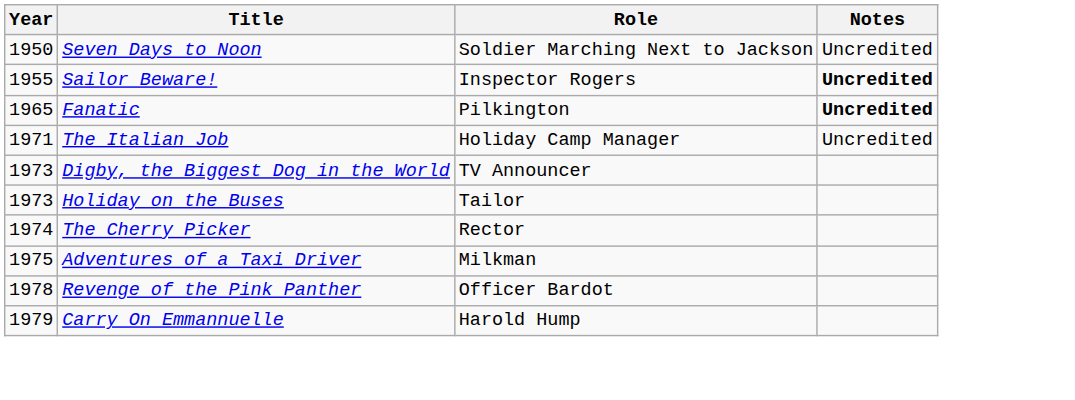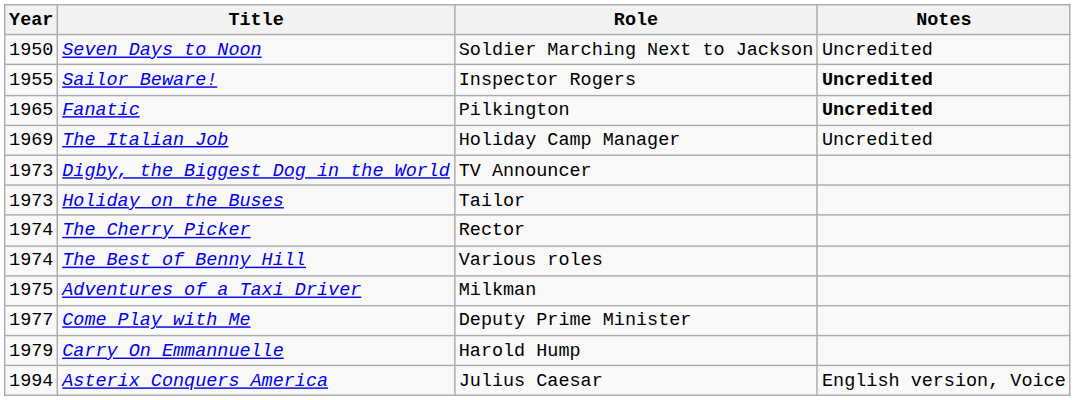(31, 140) 1971 -> (31, 140) 1969
+ row: (184, 260)
+ row: (156, 321)
- row: (212, 291)
+ row: (195, 381)
